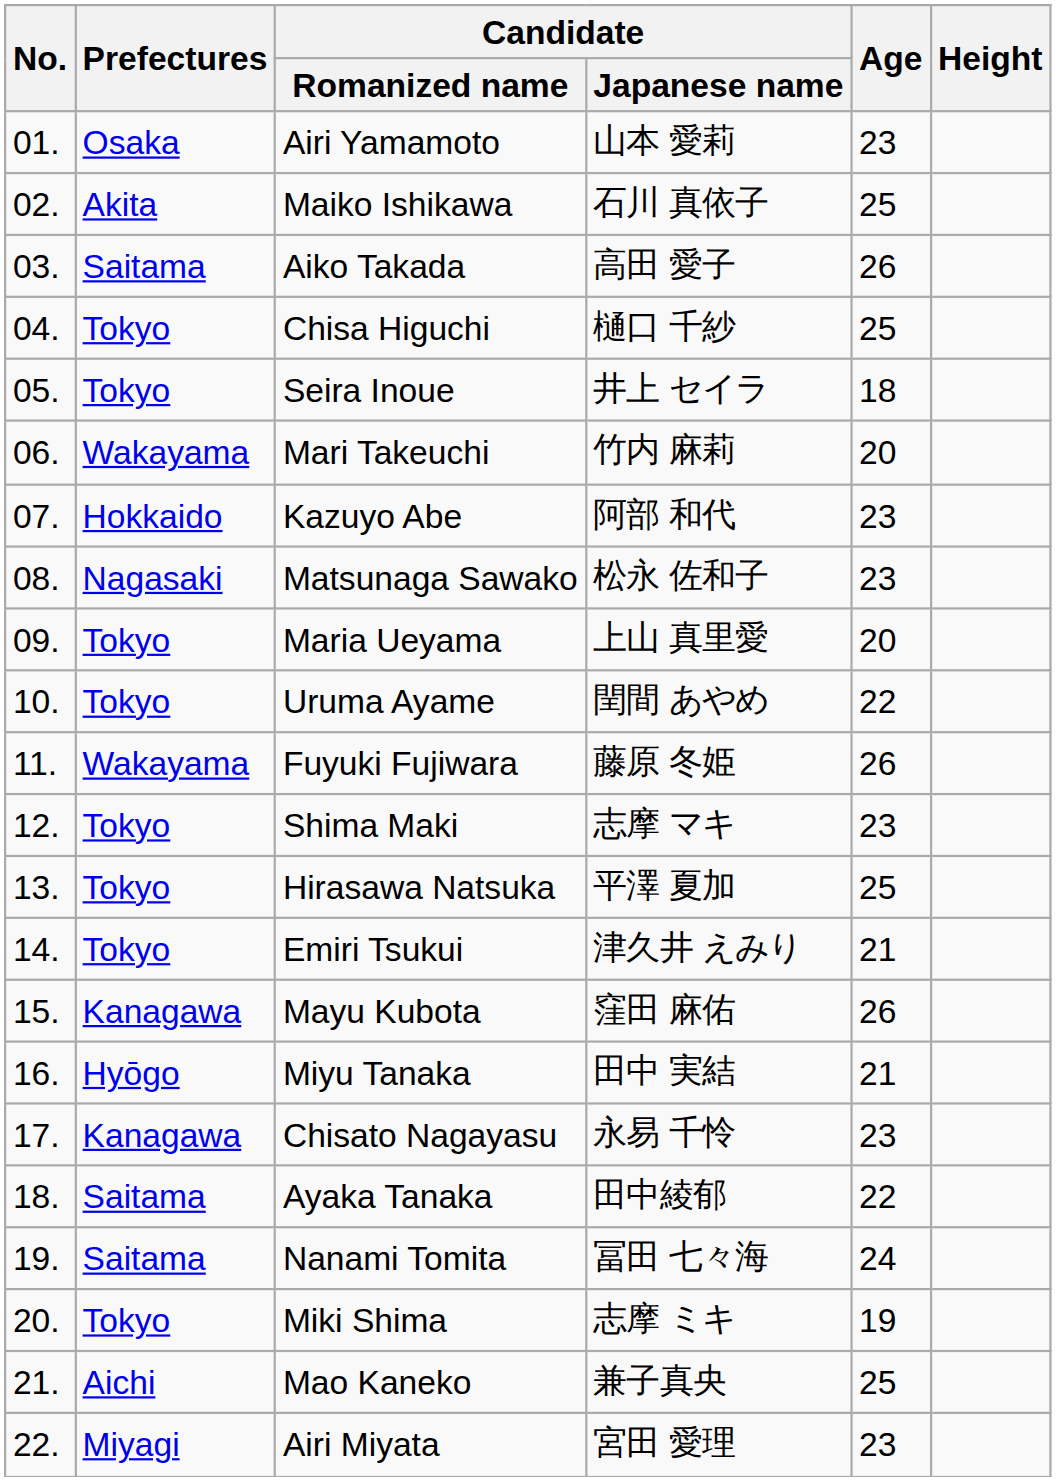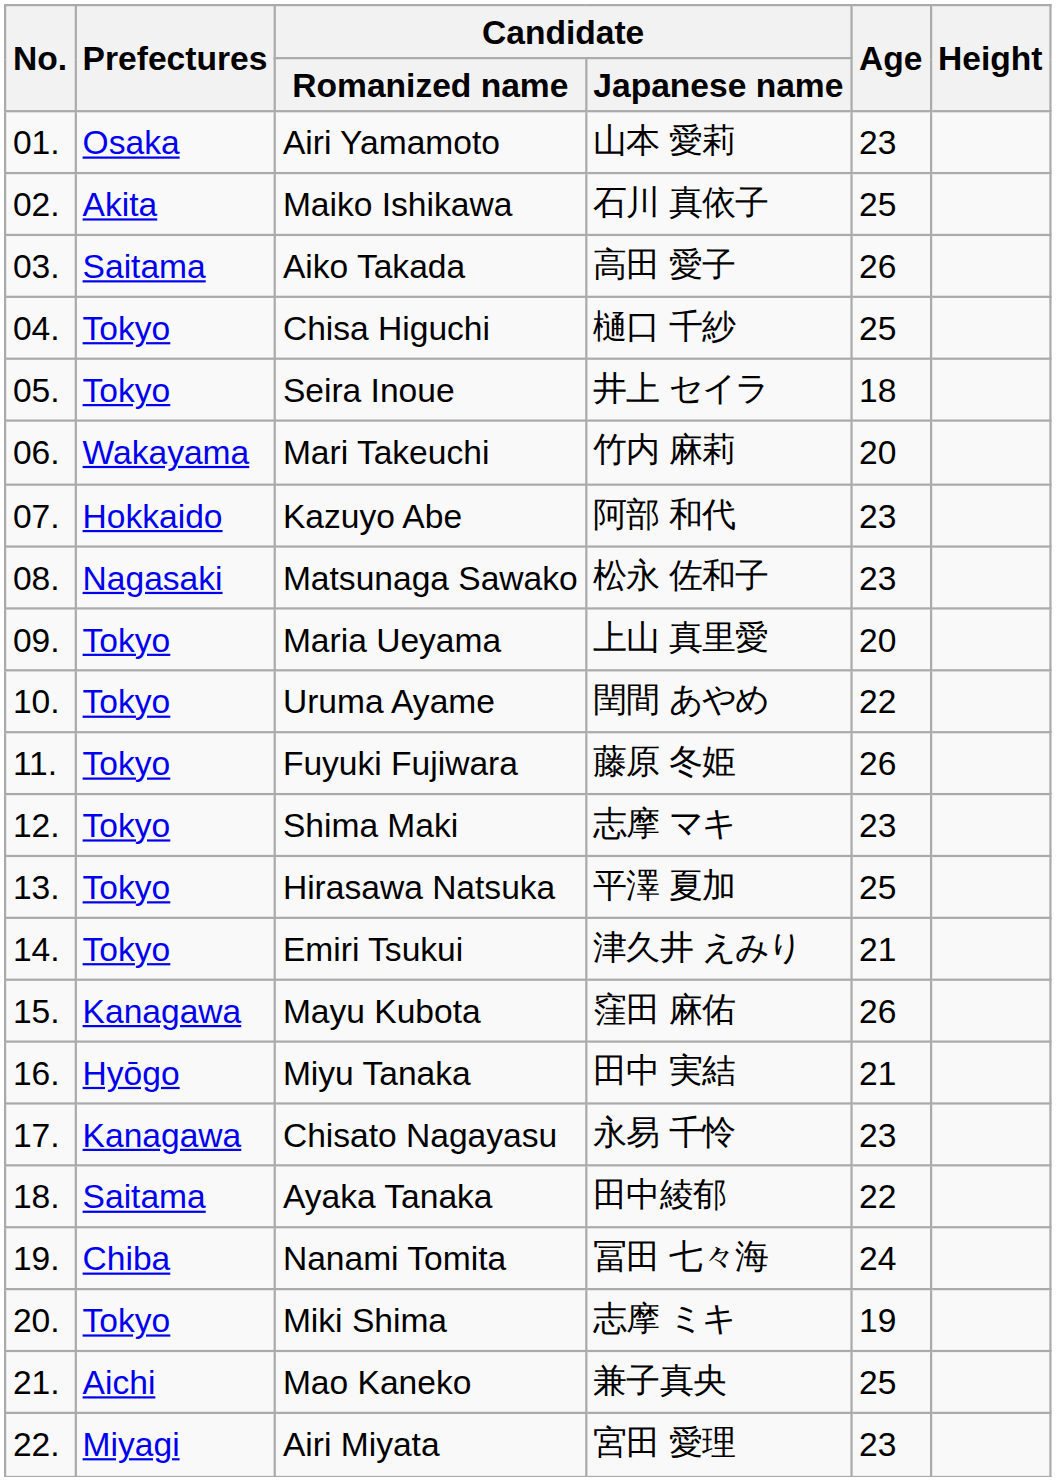(166, 763) Wakayama -> (126, 763) Tokyo
(144, 1259) Saitama -> (126, 1259) Chiba
